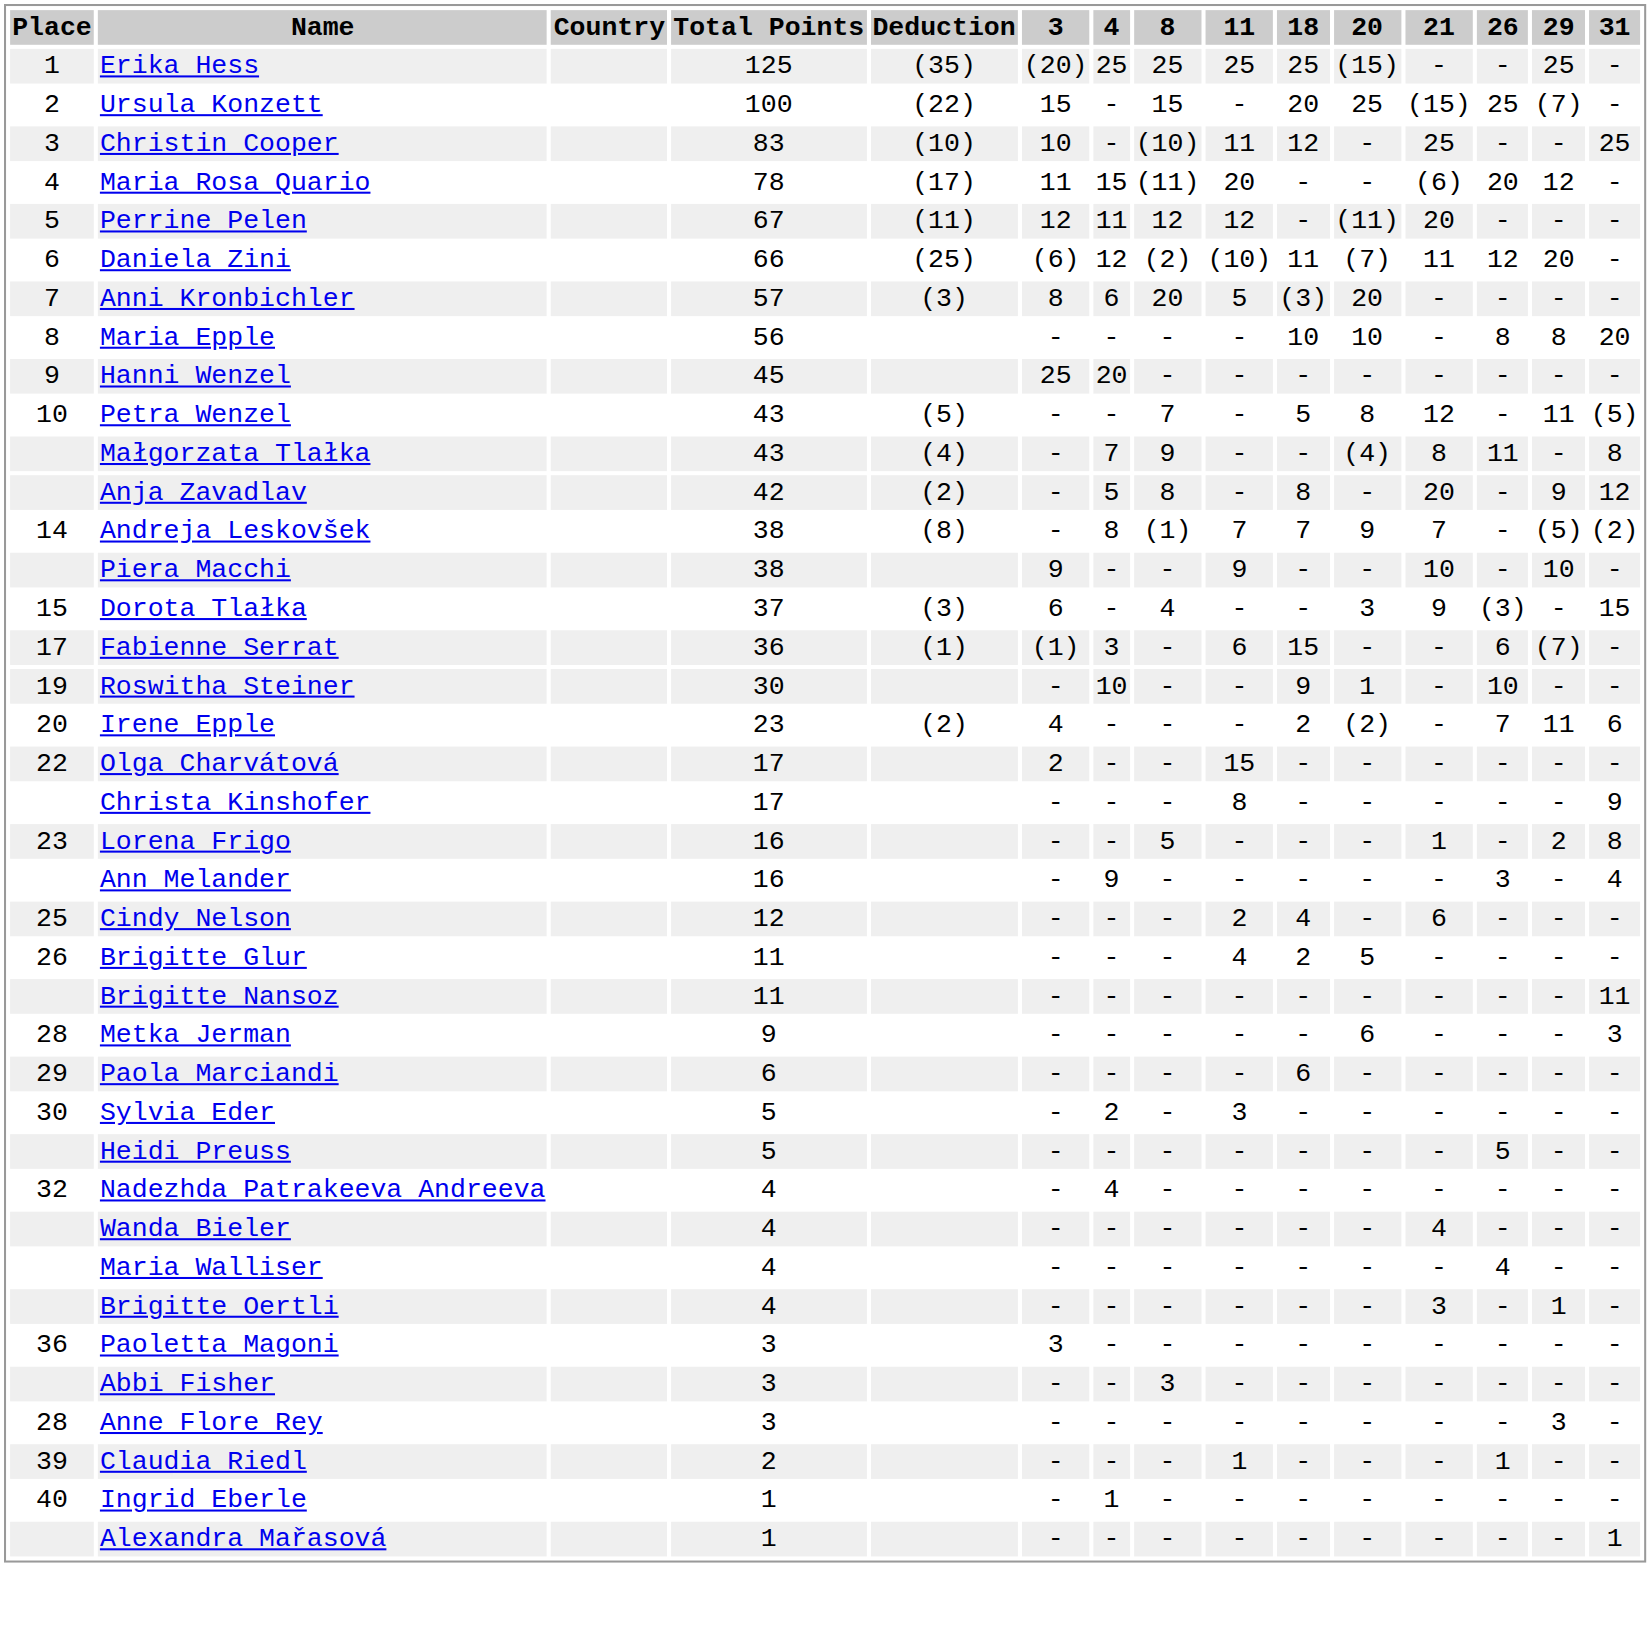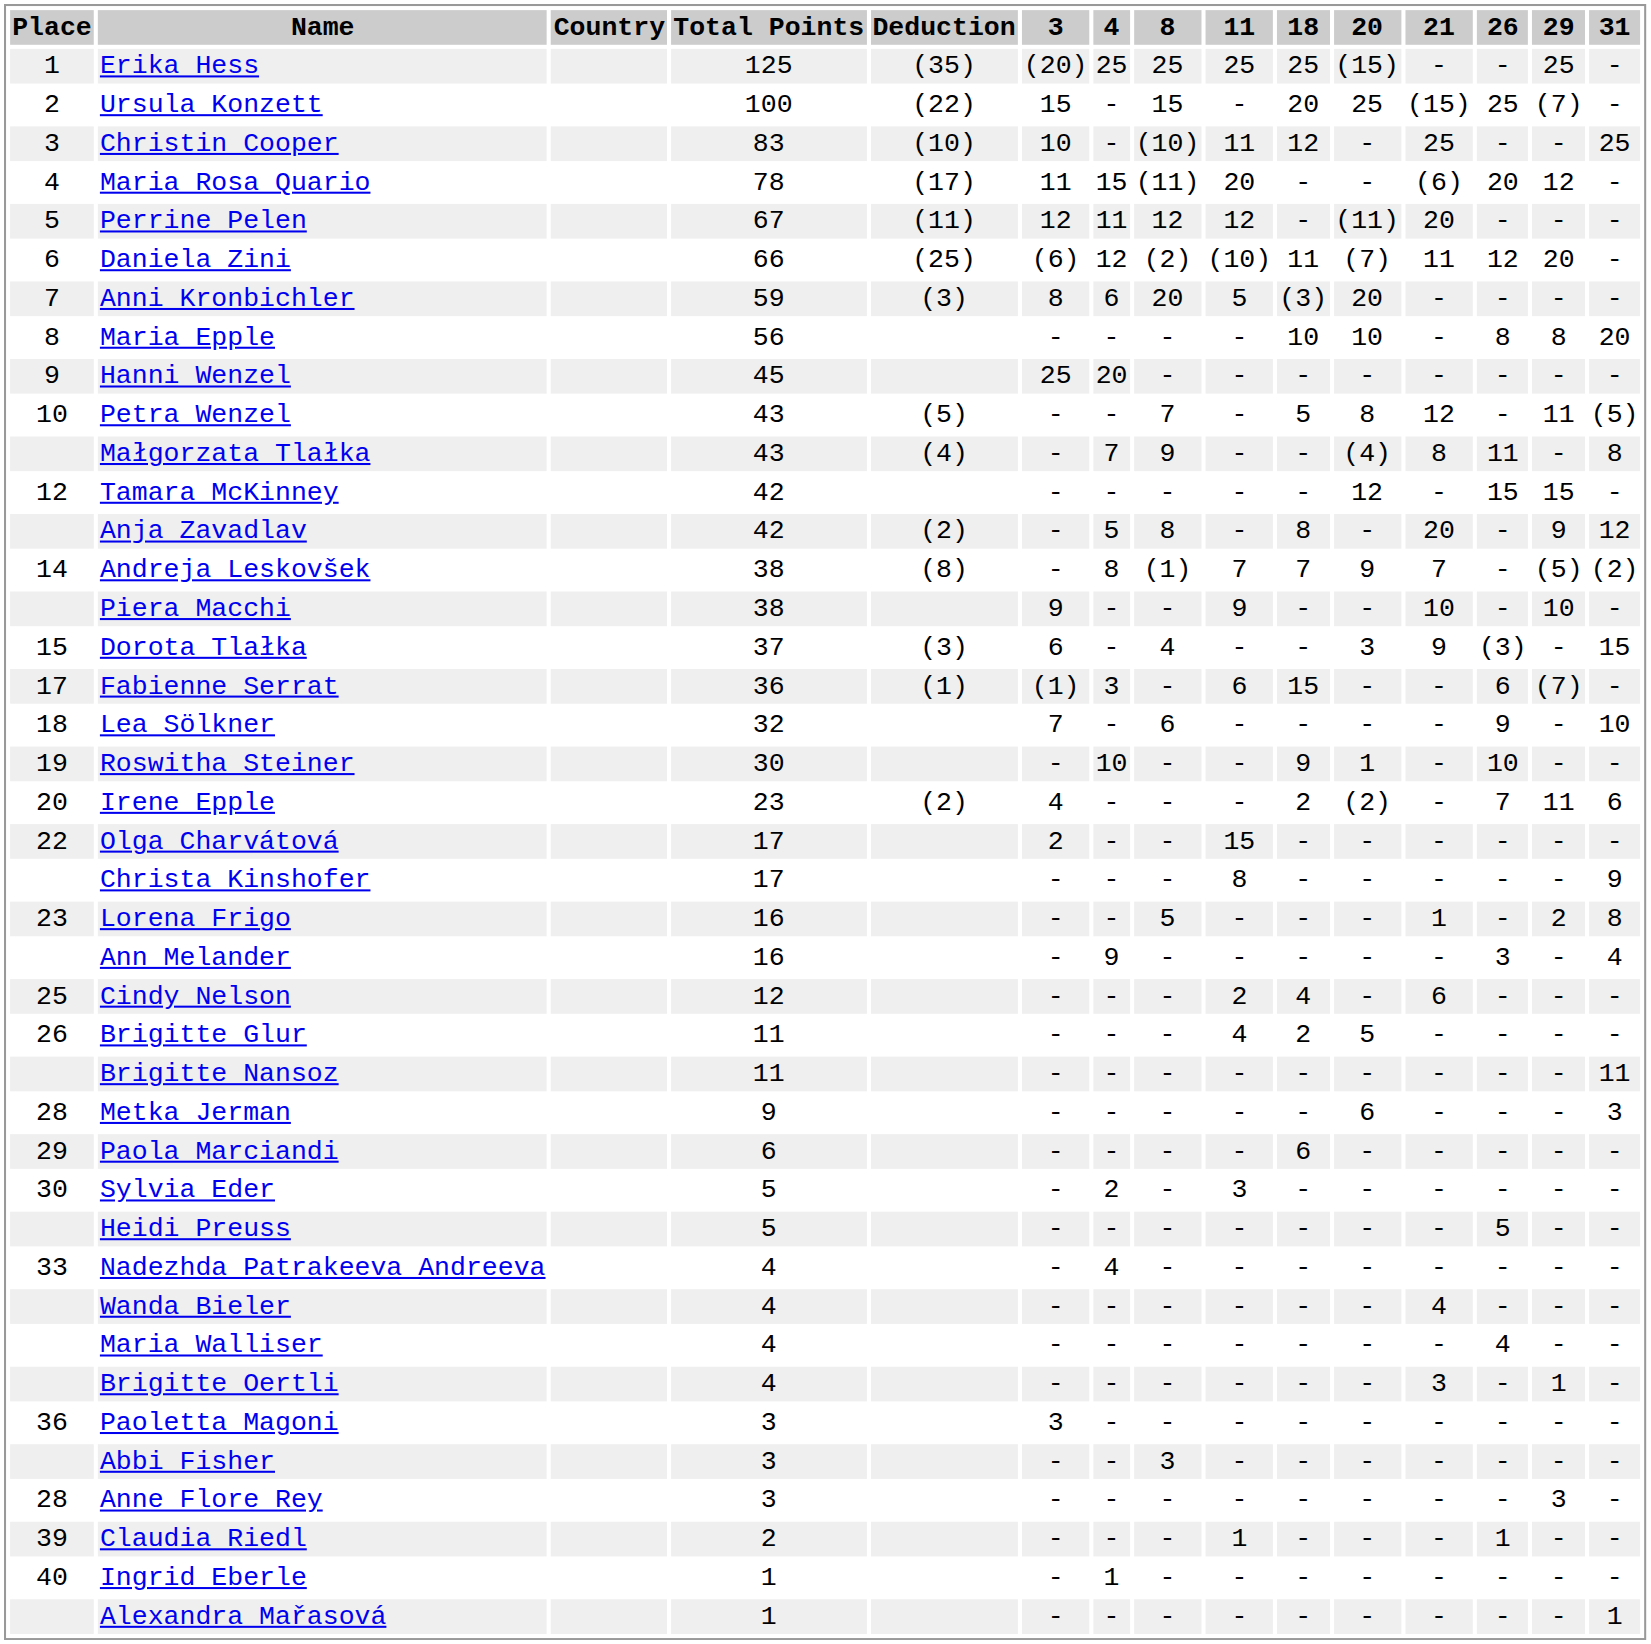(769, 299) 57 -> (769, 299) 59
+ row: (219, 493)
+ row: (187, 725)
(52, 1190) 32 -> (52, 1268) 33
